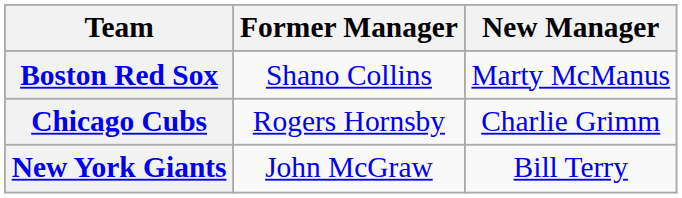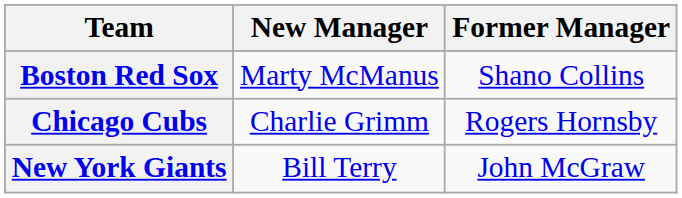columns swapped: (349, 27) <-> (571, 27)
